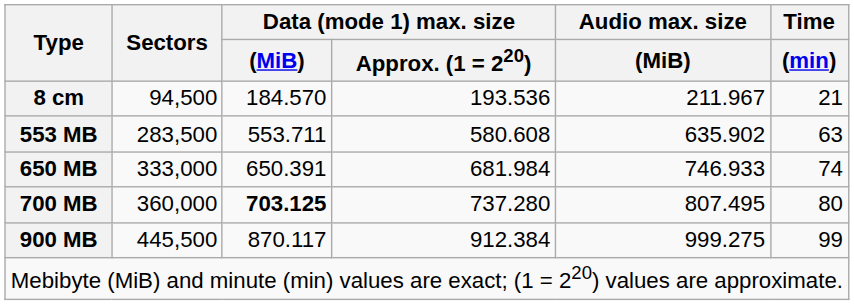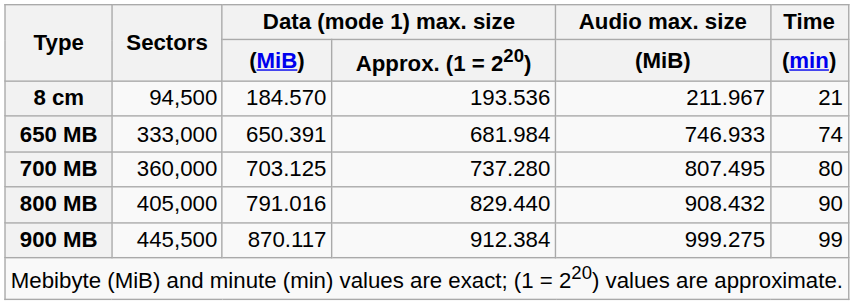- row: (59, 133)
(286, 204) bold -> (286, 169) normal
+ row: (59, 204)
